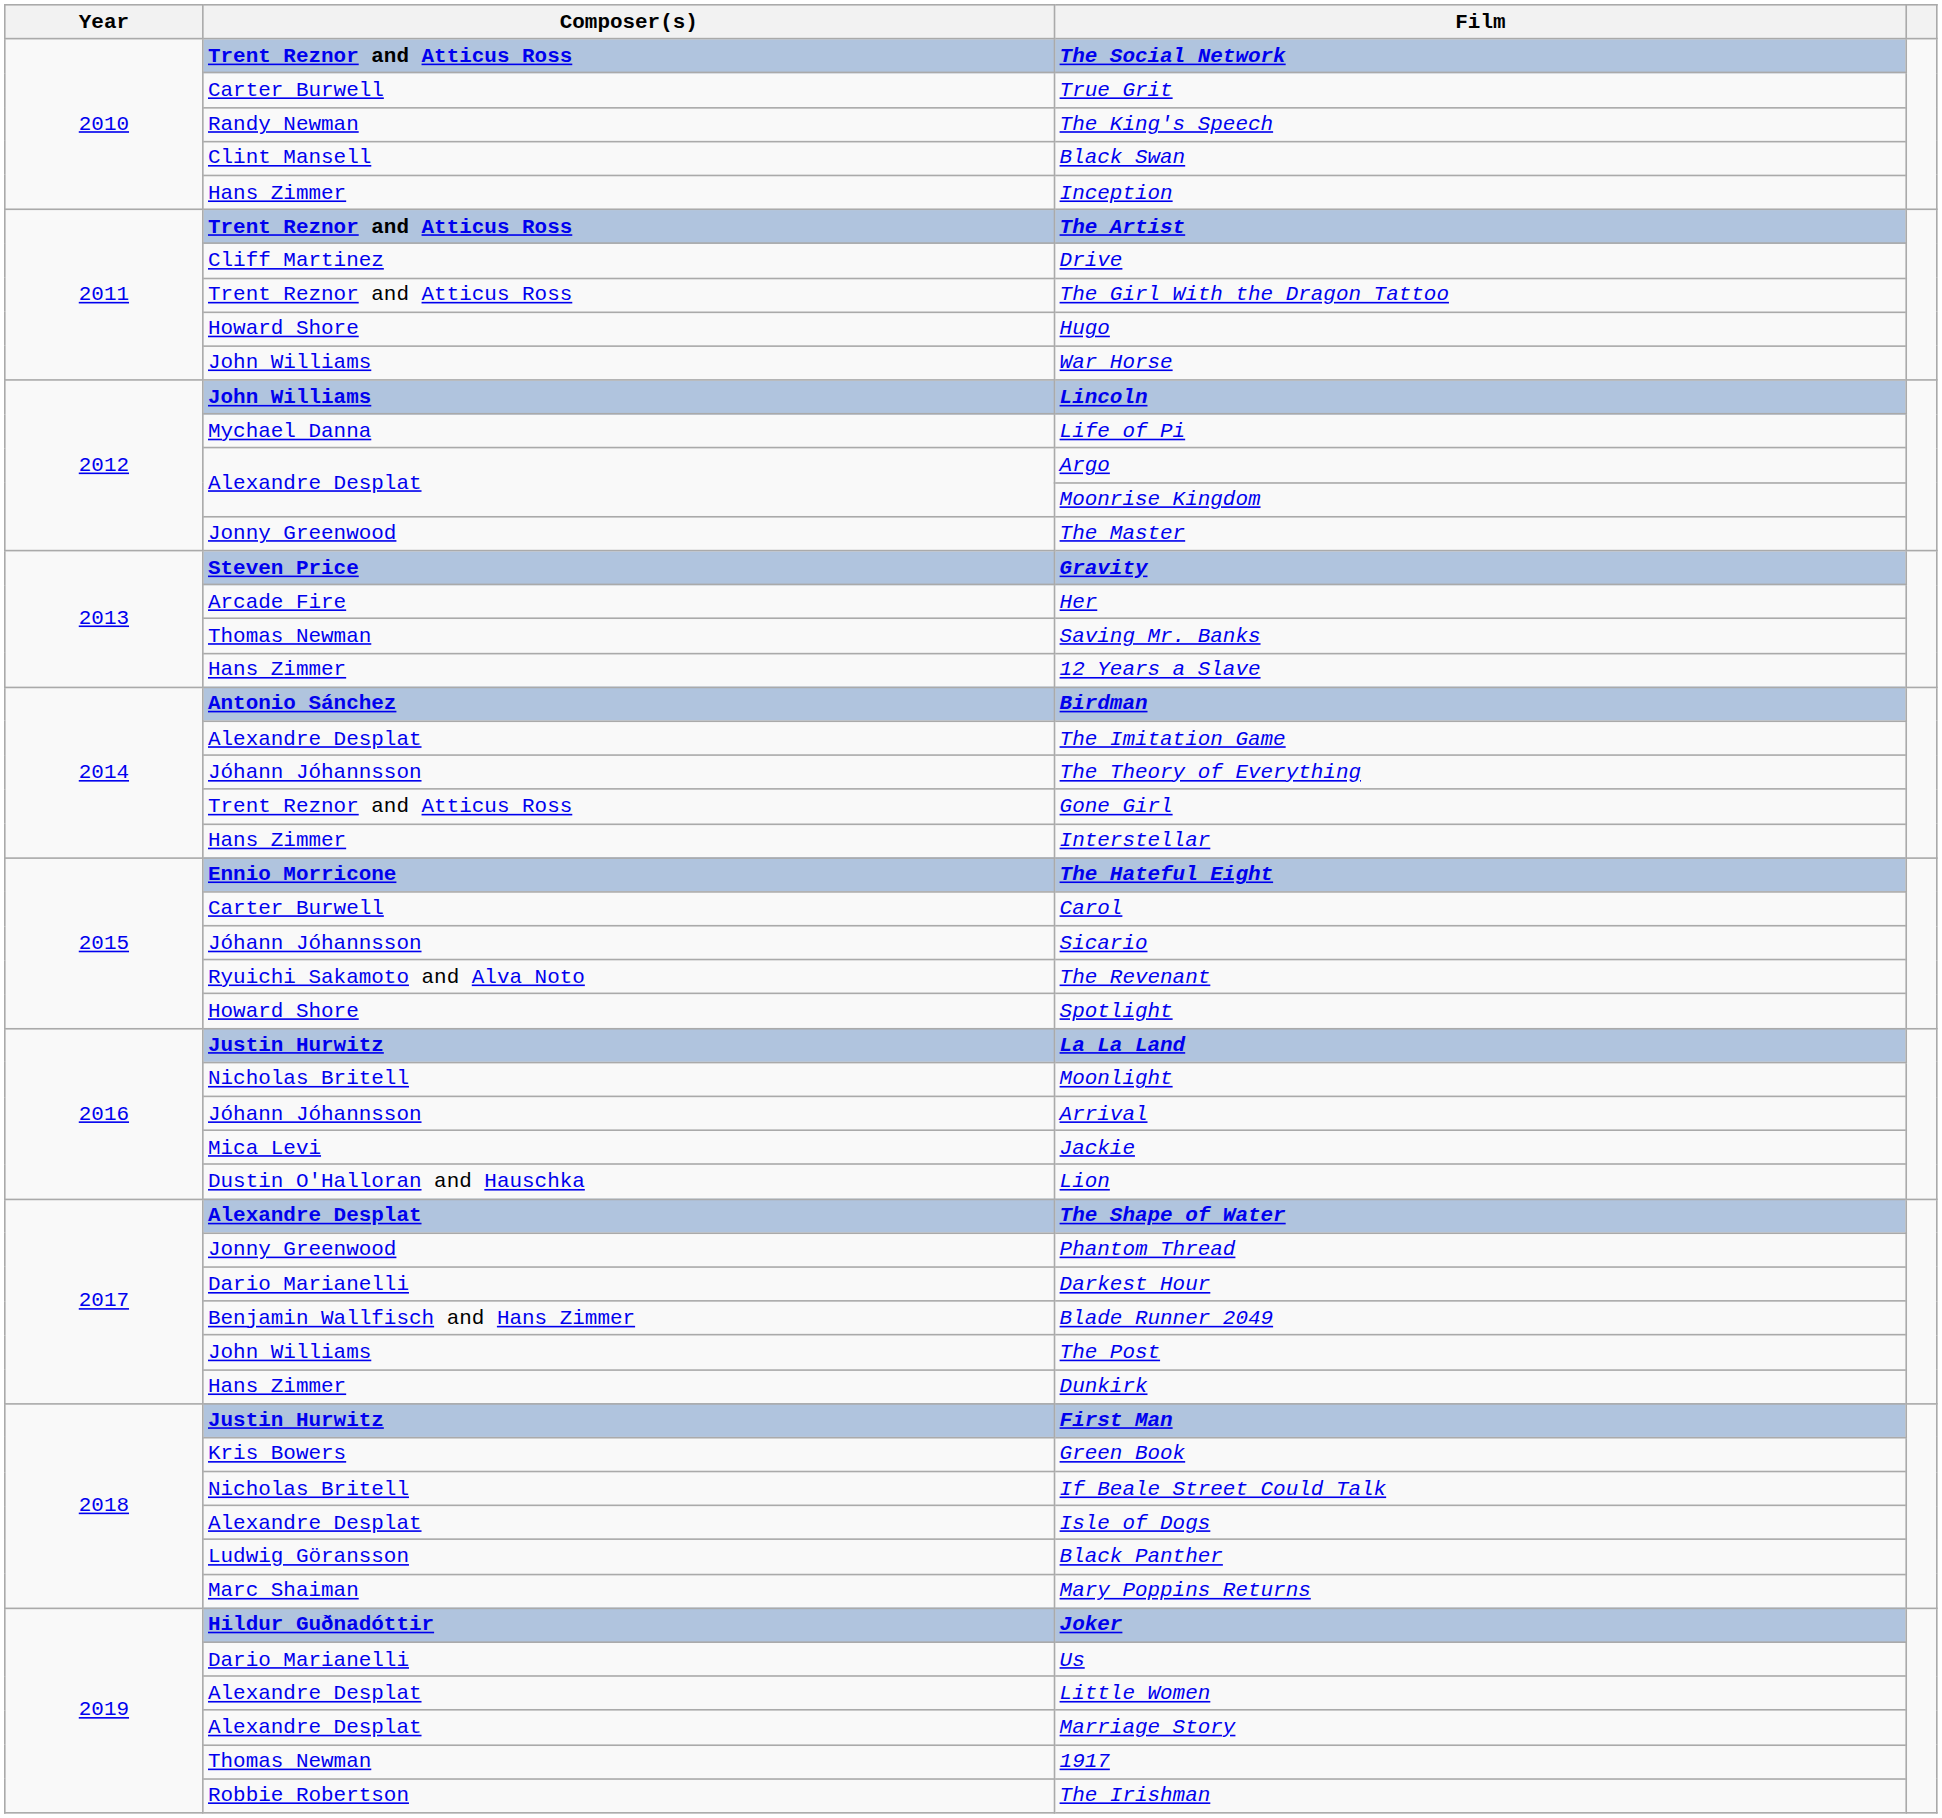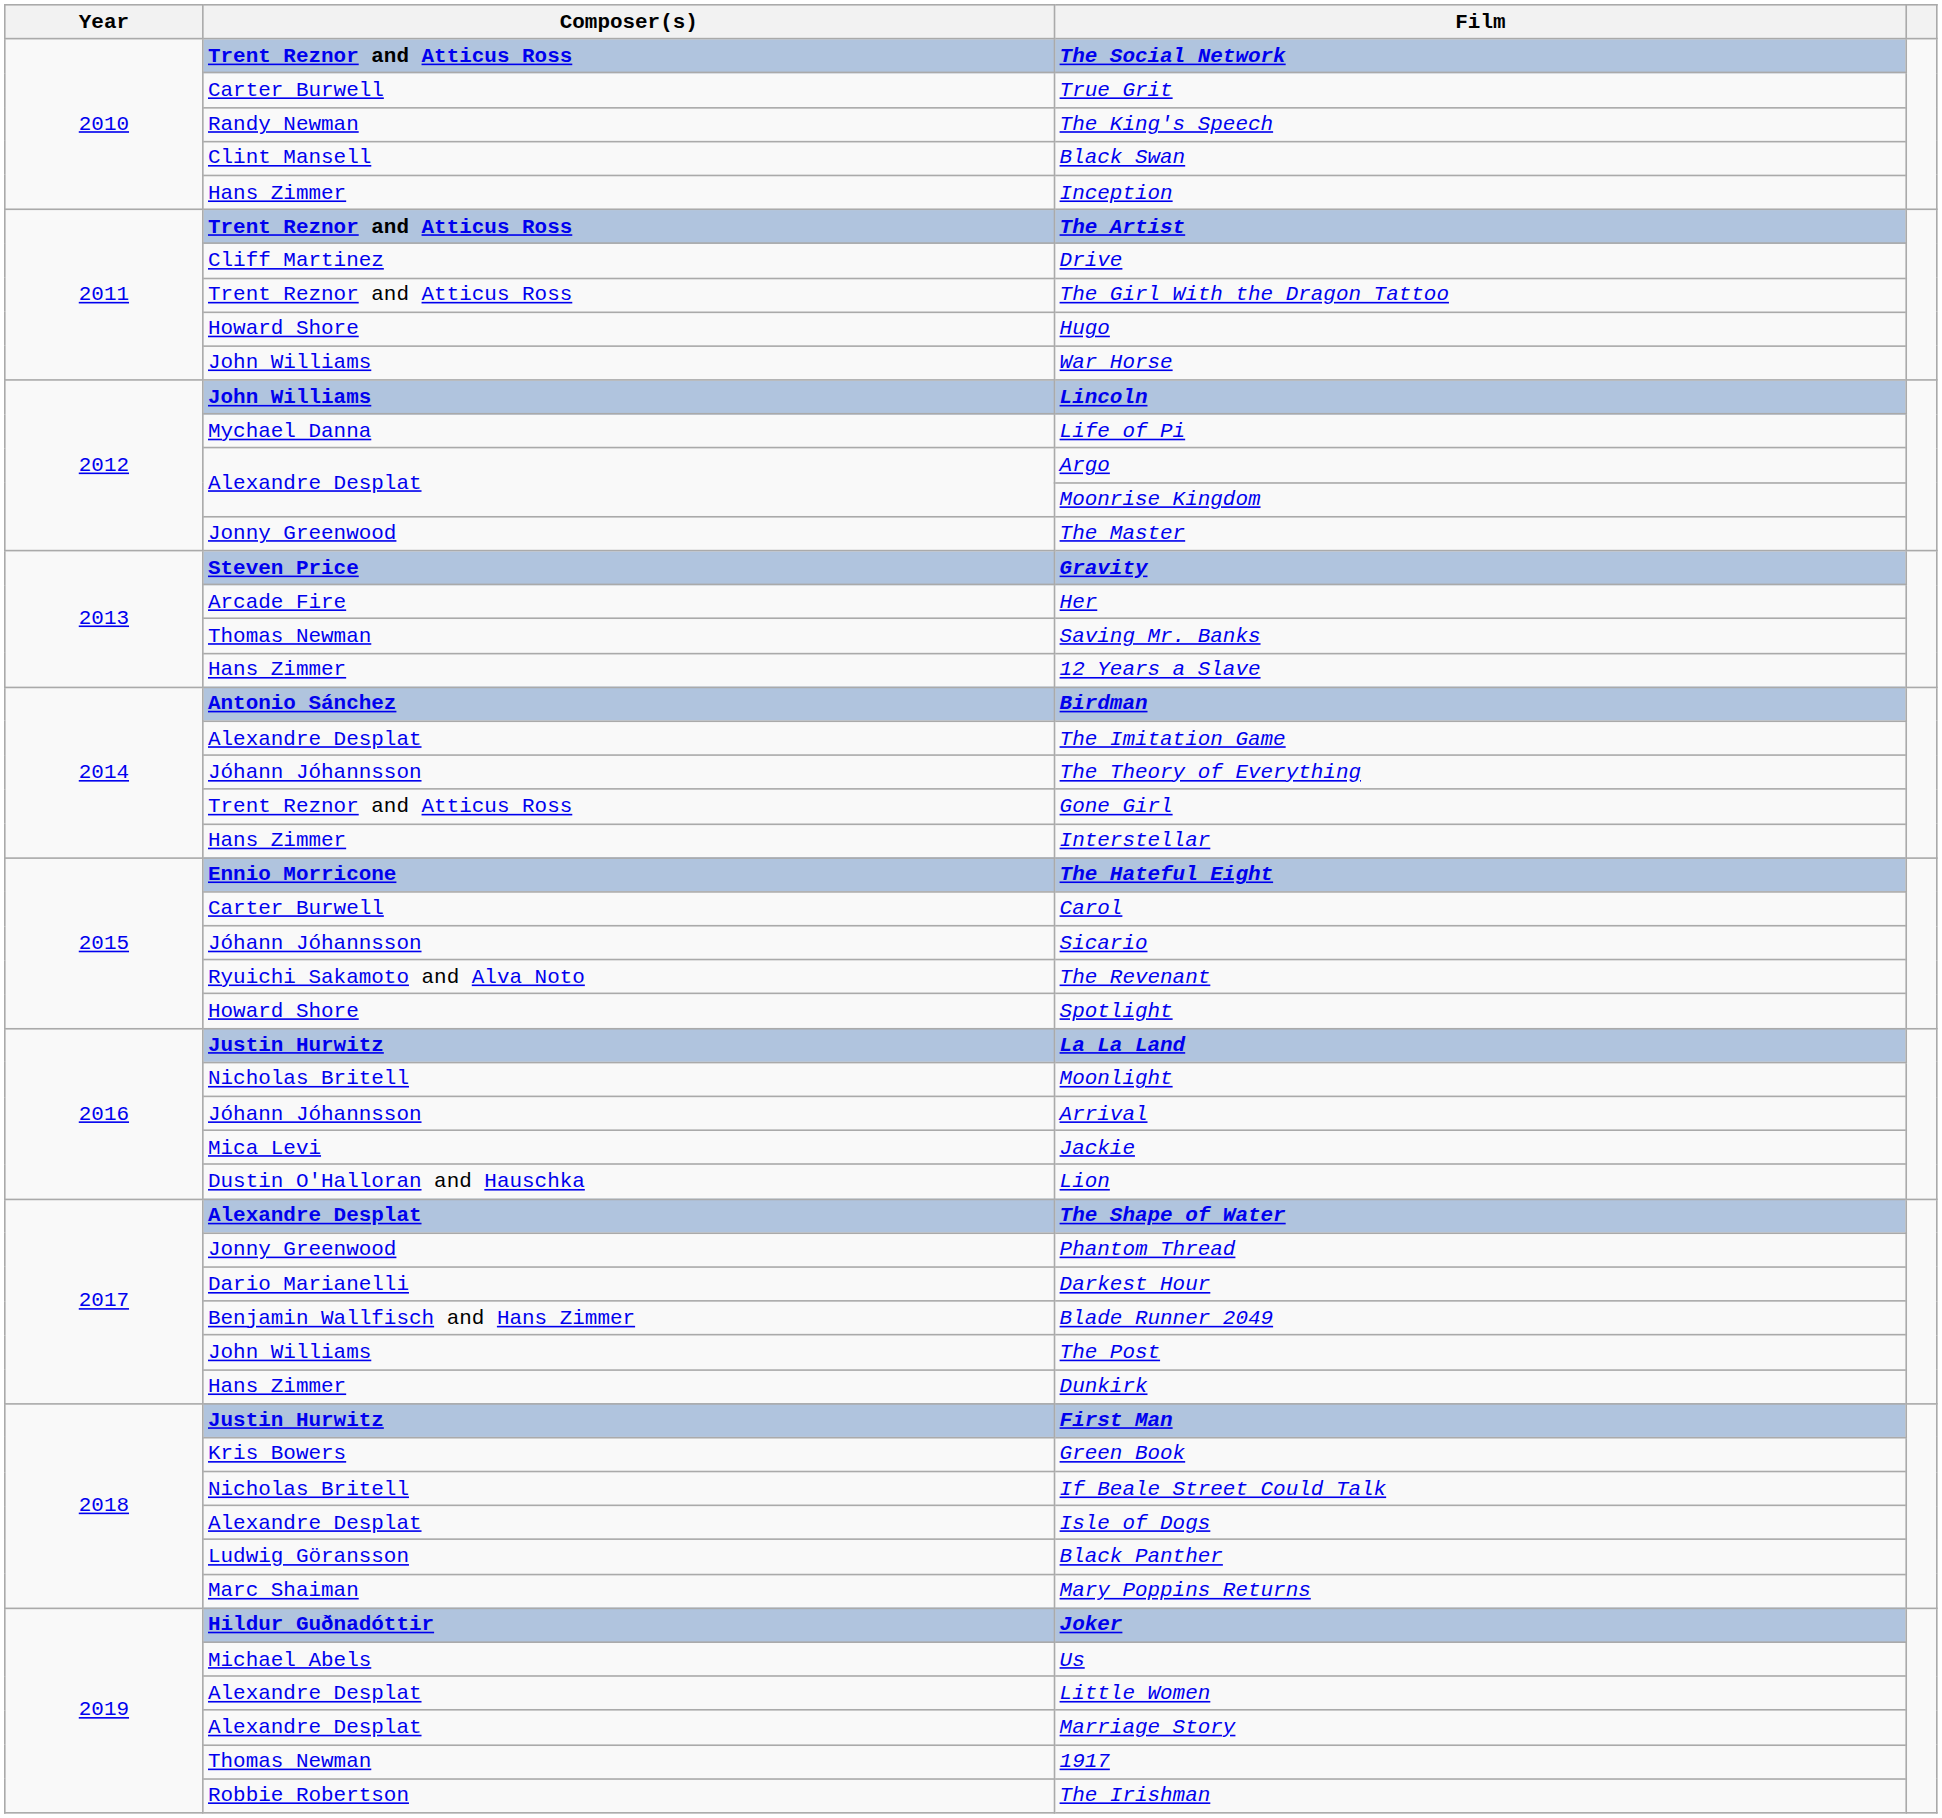(308, 1659) Dario Marianelli -> (290, 1659) Michael Abels
